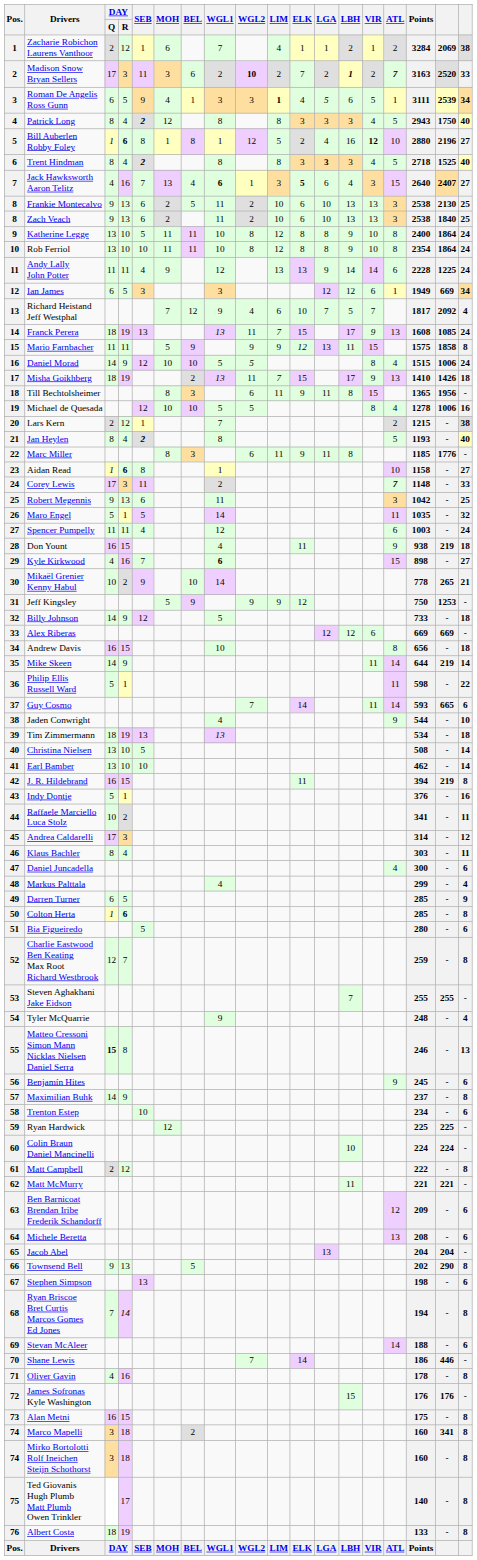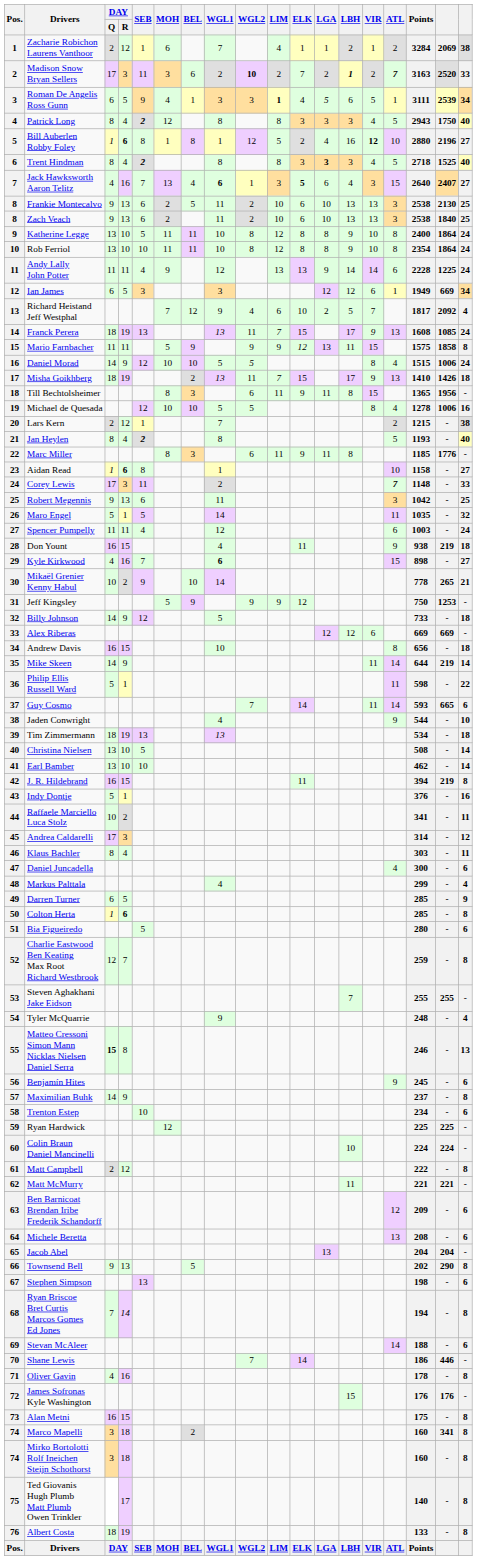(326, 311) 7 -> (326, 311) 2
